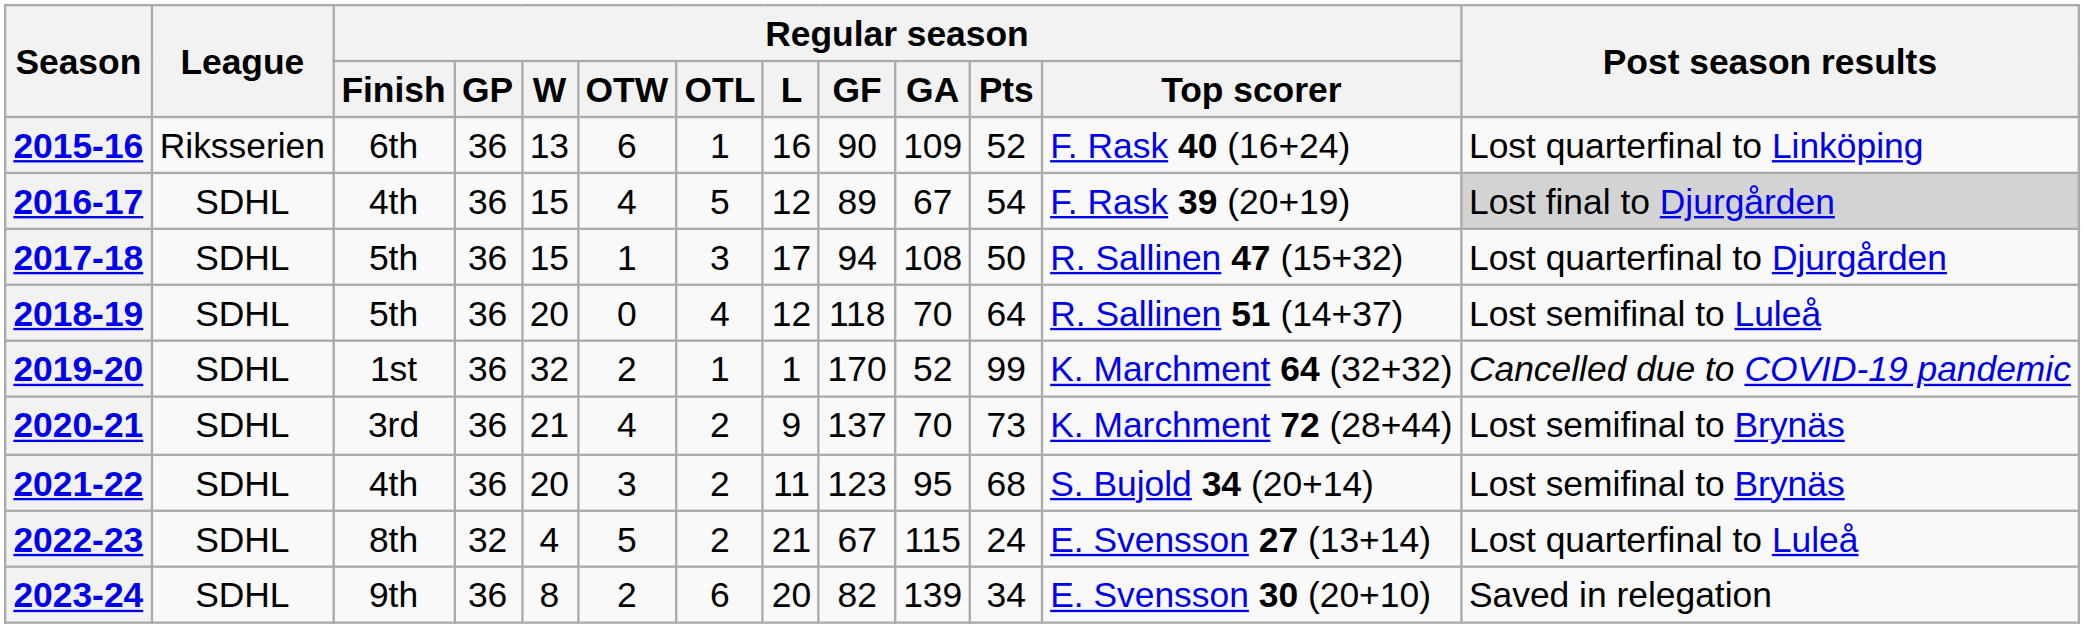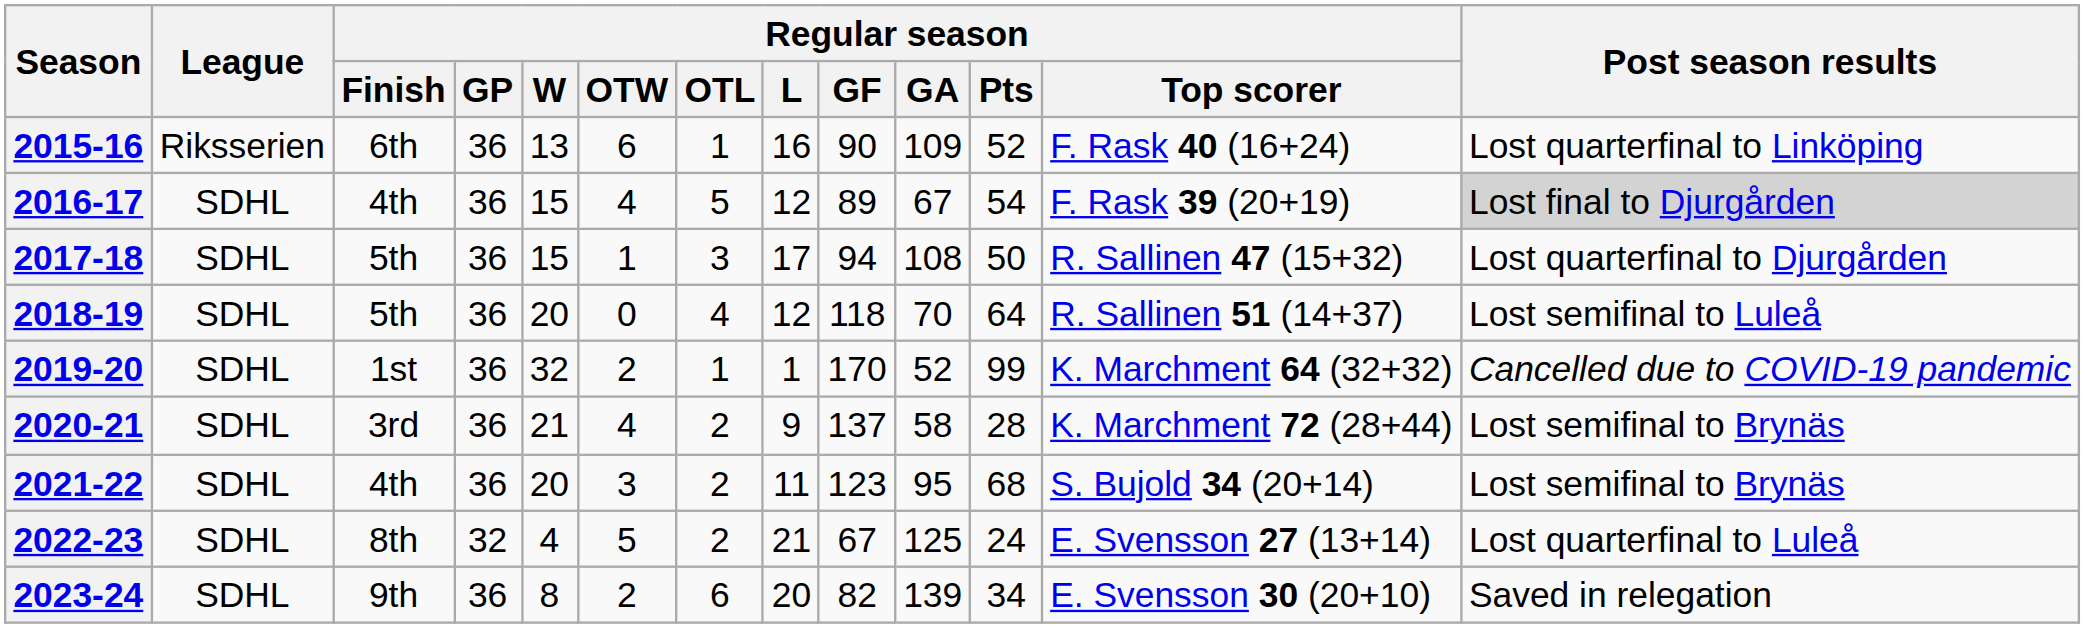(933, 426) 70 -> (933, 426) 58
(1006, 426) 73 -> (1006, 426) 28
(933, 538) 115 -> (933, 538) 125
